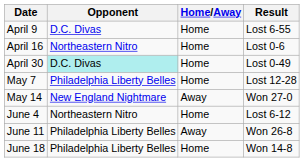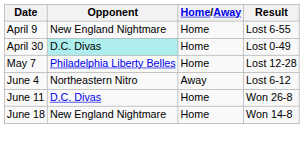(76, 30) D.C. Divas -> (108, 30) New England Nightmare
- row: (25, 47)
- row: (24, 98)
(195, 115) Home -> (194, 81) Away
(113, 132) Philadelphia Liberty Belles -> (76, 98) D.C. Divas
(194, 132) Away -> (195, 98) Home
(113, 149) Philadelphia Liberty Belles -> (108, 115) New England Nightmare
